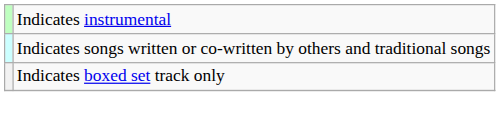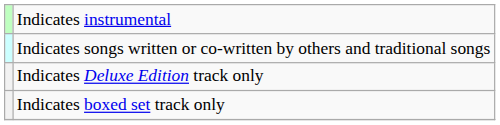+ row: (140, 76)
